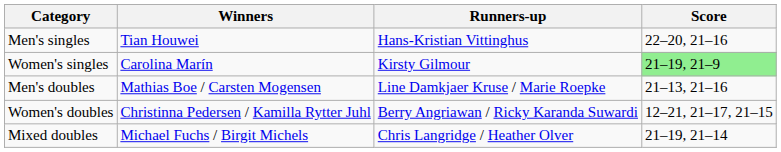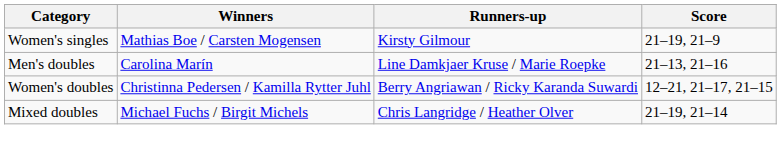- row: (49, 40)
(167, 64) Carolina Marín -> (221, 40) Mathias Boe / Carsten Mogensen
(683, 64) lightgreen background -> (683, 40) no background
(221, 87) Mathias Boe / Carsten Mogensen -> (167, 64) Carolina Marín
